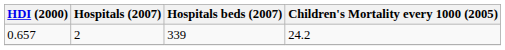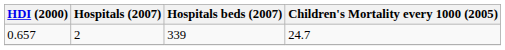(299, 34) 24.2 -> (299, 34) 24.7
